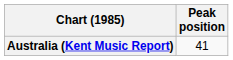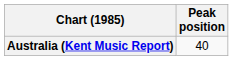(202, 45) 41 -> (202, 45) 40
